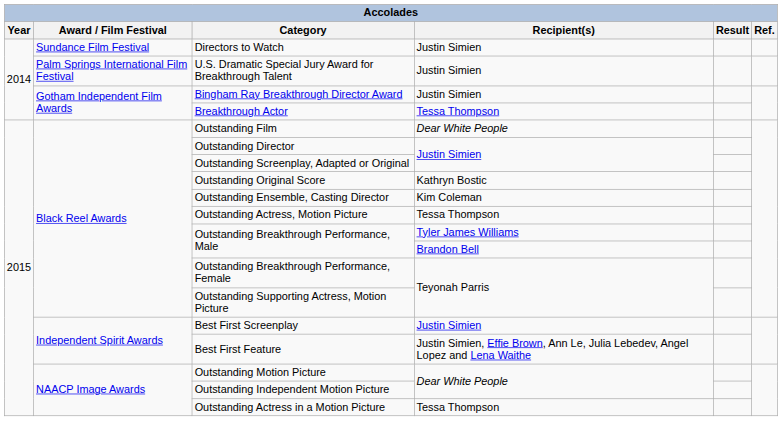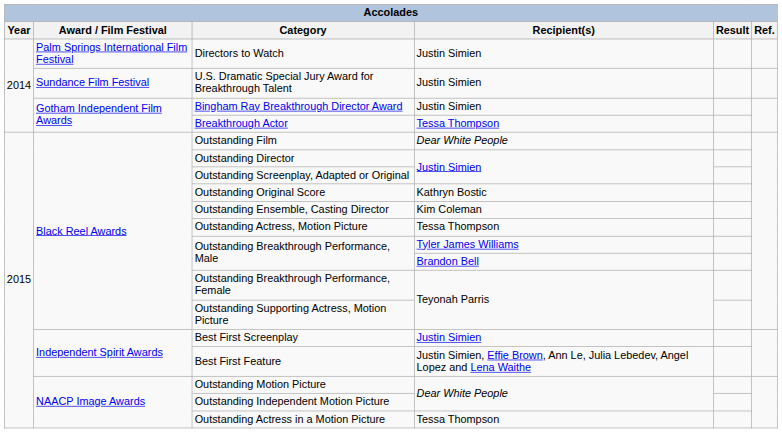(93, 47) Sundance Film Festival -> (112, 53) Palm Springs International Film Festival
(112, 71) Palm Springs International Film Festival -> (93, 83) Sundance Film Festival
